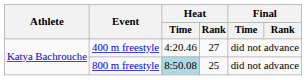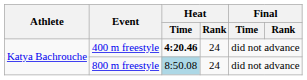(181, 48) normal -> (181, 48) bold
(214, 48) 27 -> (214, 48) 24
(214, 66) 25 -> (214, 66) 24
